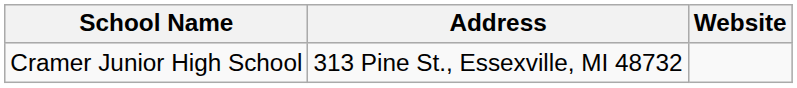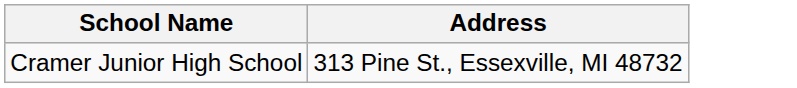- column: (740, 23)
